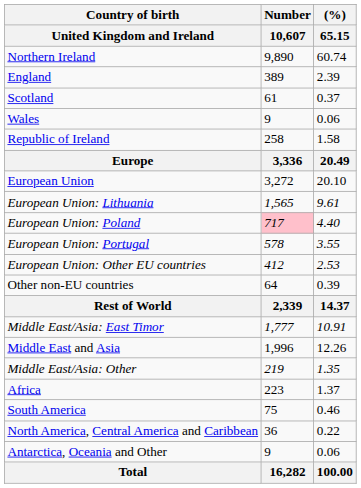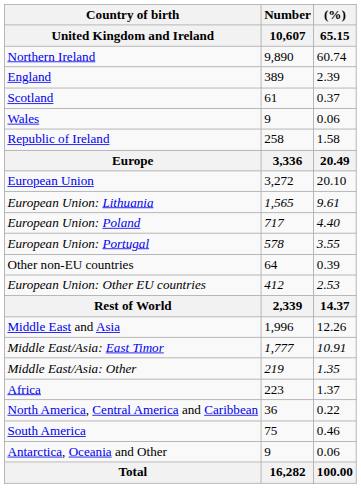(274, 222) pink background -> (274, 222) no background
rows swapped: (107, 264) <-> (70, 285)
rows swapped: (64, 347) <-> (86, 327)
rows swapped: (47, 410) <-> (133, 431)
